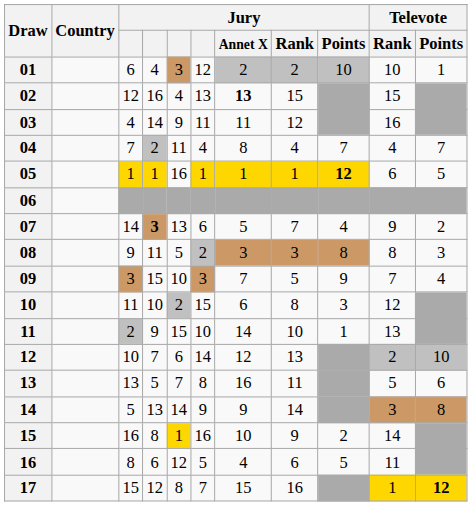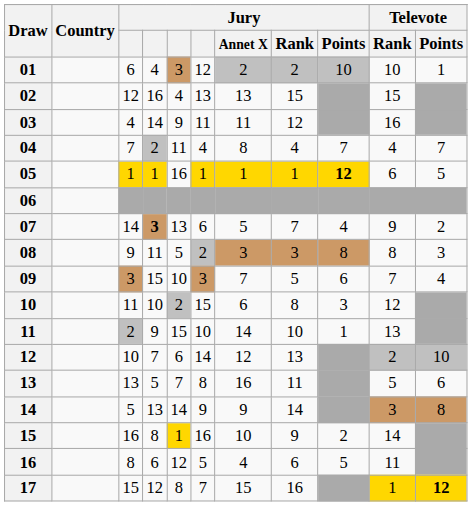(243, 95) bold -> (243, 95) normal
(344, 278) 9 -> (344, 278) 6
